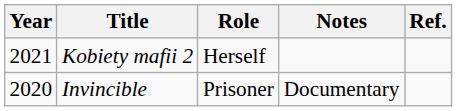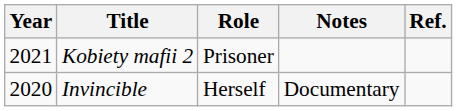(234, 55) Herself -> (238, 55) Prisoner
(238, 88) Prisoner -> (234, 88) Herself
